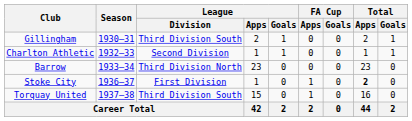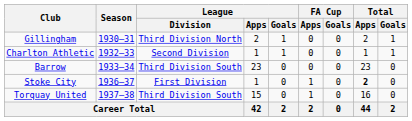(190, 39) Third Division South -> (190, 39) Third Division North
(190, 67) Third Division North -> (190, 67) Third Division South
